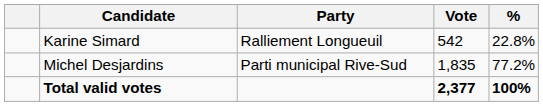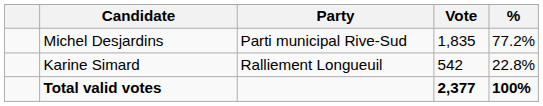rows swapped: (103, 64) <-> (92, 40)
